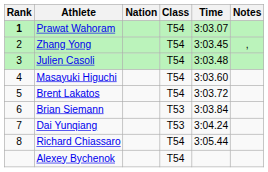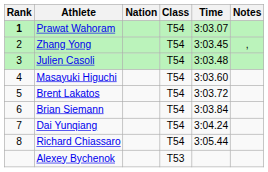(176, 110) T53 -> (176, 110) T54
(176, 126) T53 -> (176, 126) T54
(176, 158) T54 -> (176, 158) T53
